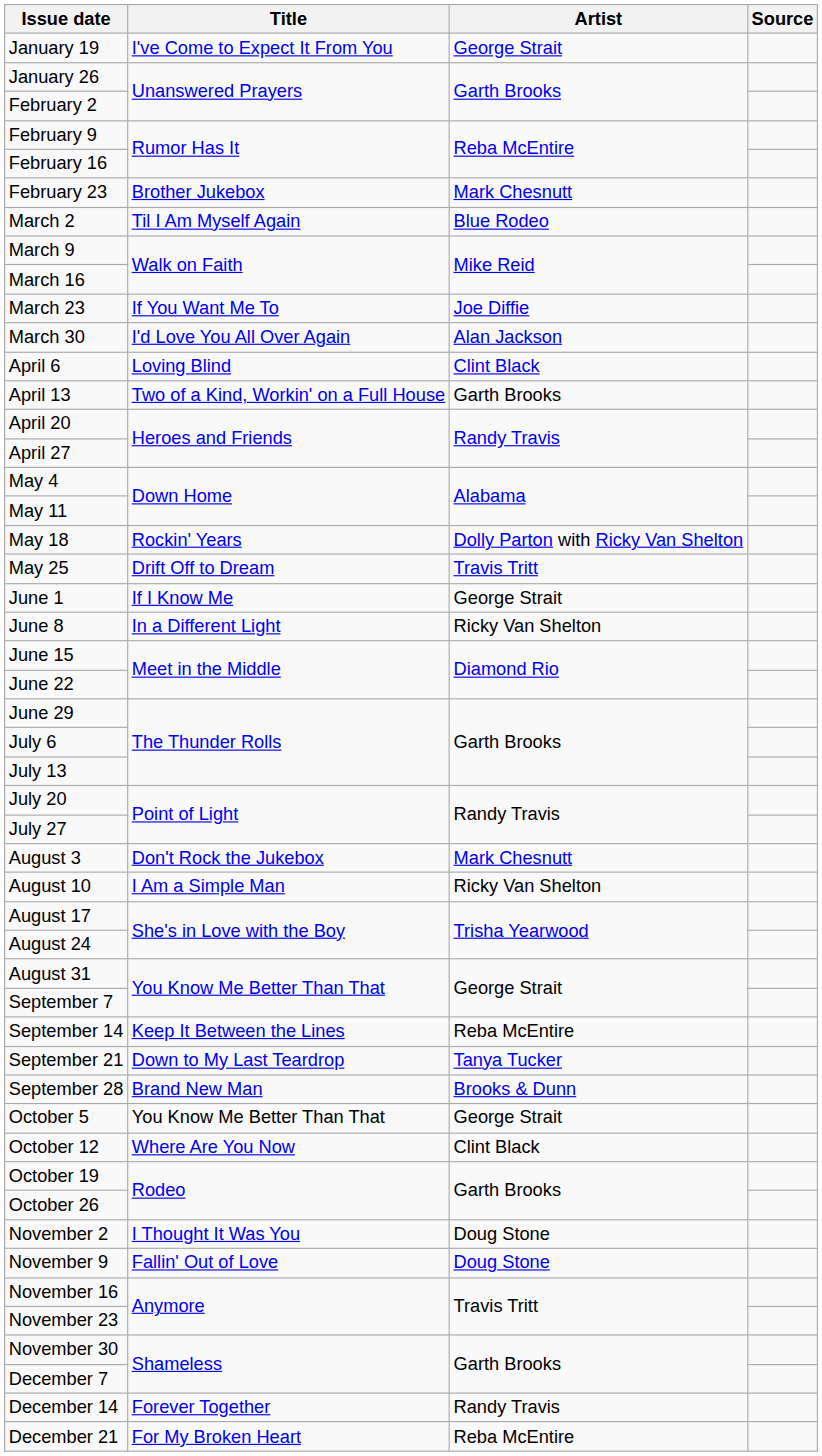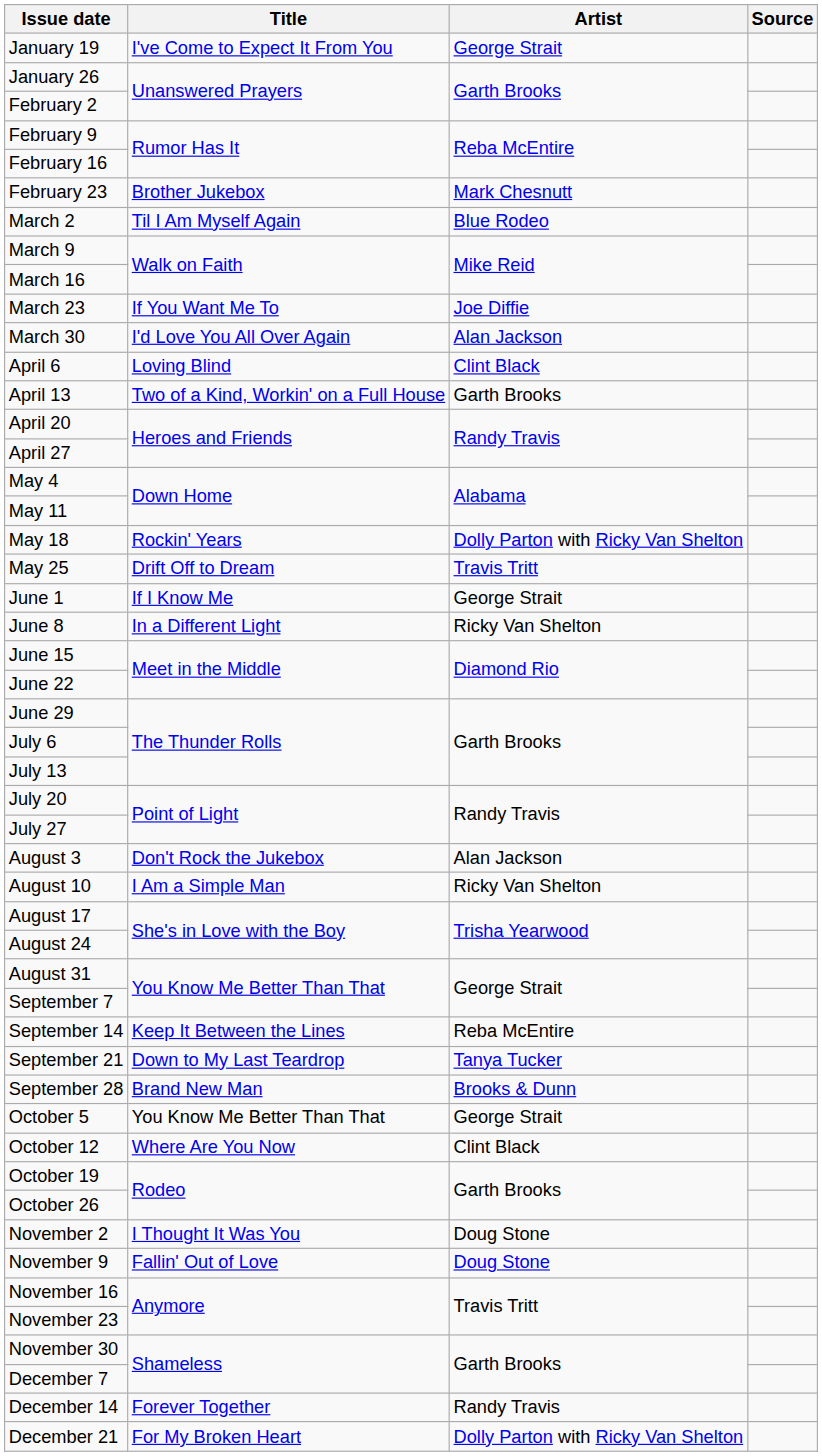(513, 857) Mark Chesnutt -> (508, 857) Alan Jackson
(514, 1436) Reba McEntire -> (598, 1436) Dolly Parton with Ricky Van Shelton
